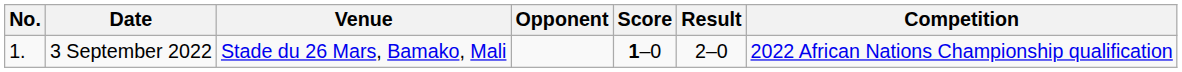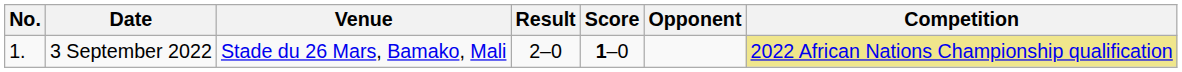columns swapped: (562, 20) <-> (711, 20)
(962, 51) no background -> (962, 51) khaki background
